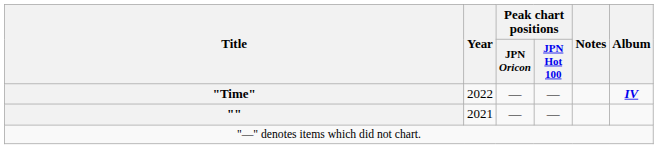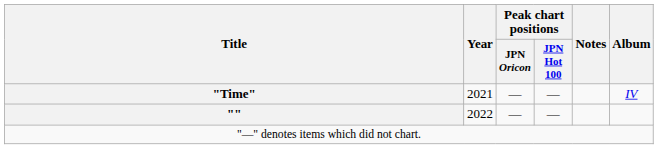(480, 94) 2022 -> (480, 94) 2021
(631, 94) bold -> (631, 94) normal
(480, 114) 2021 -> (480, 114) 2022
